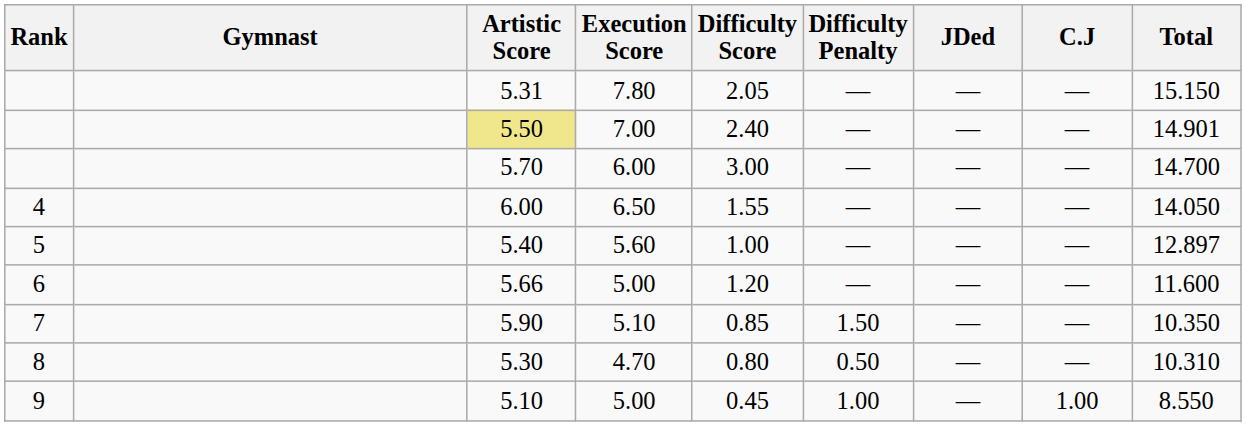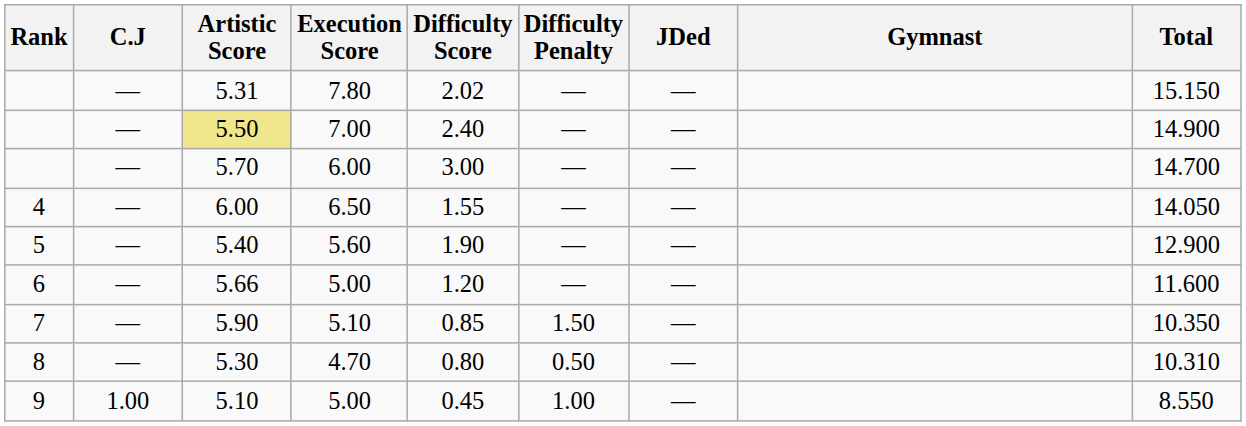columns swapped: (270, 37) <-> (1077, 37)
(747, 90) 2.05 -> (463, 90) 2.02
(1186, 129) 14.901 -> (1186, 129) 14.900
(747, 245) 1.00 -> (463, 245) 1.90
(1186, 245) 12.897 -> (1186, 245) 12.900
